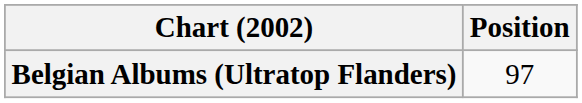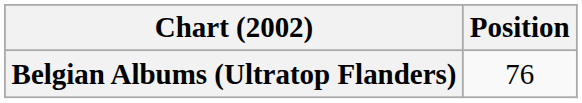(520, 73) 97 -> (520, 73) 76
